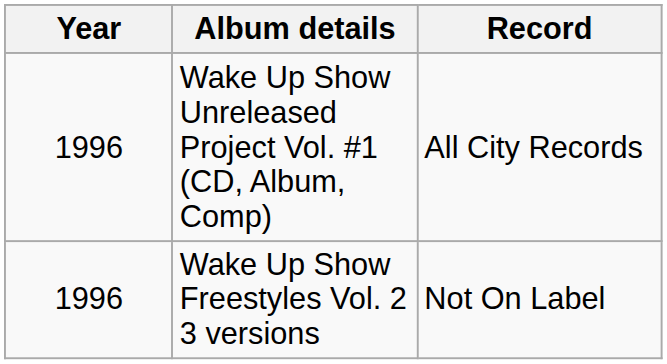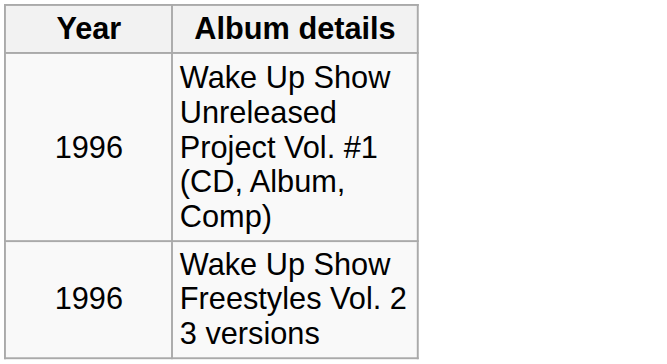- column: (540, 28)
